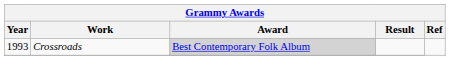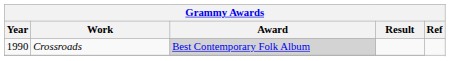(18, 47) 1993 -> (18, 47) 1990
